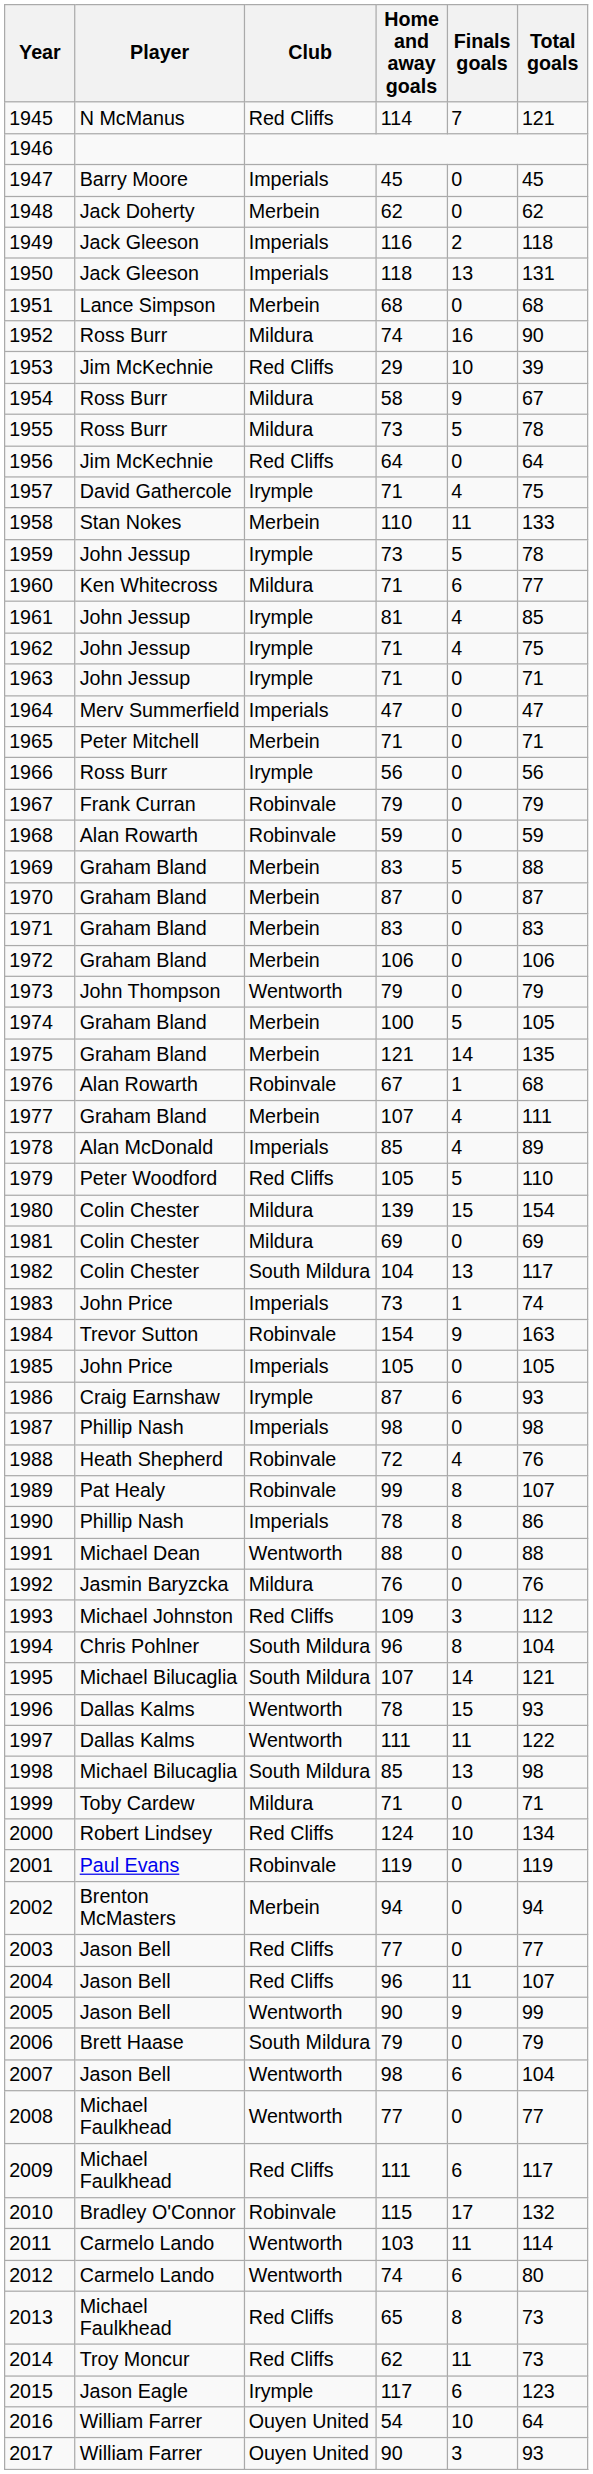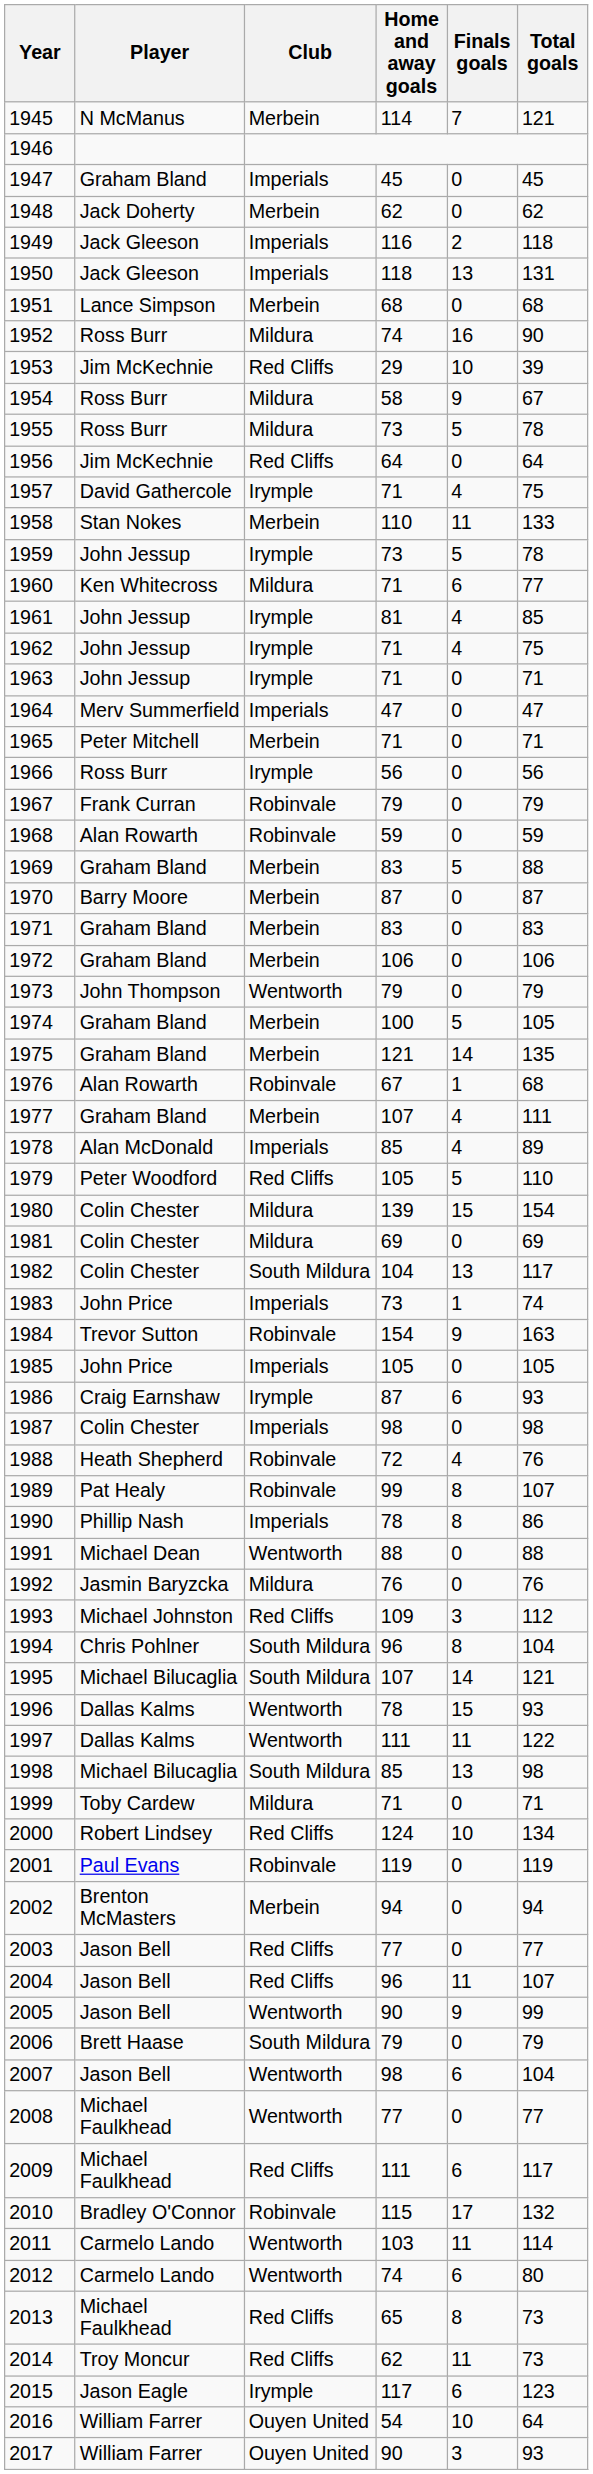(291, 117) Red Cliffs -> (284, 117) Merbein
(134, 180) Barry Moore -> (143, 180) Graham Bland
(143, 898) Graham Bland -> (134, 898) Barry Moore
(132, 1428) Phillip Nash -> (139, 1428) Colin Chester
